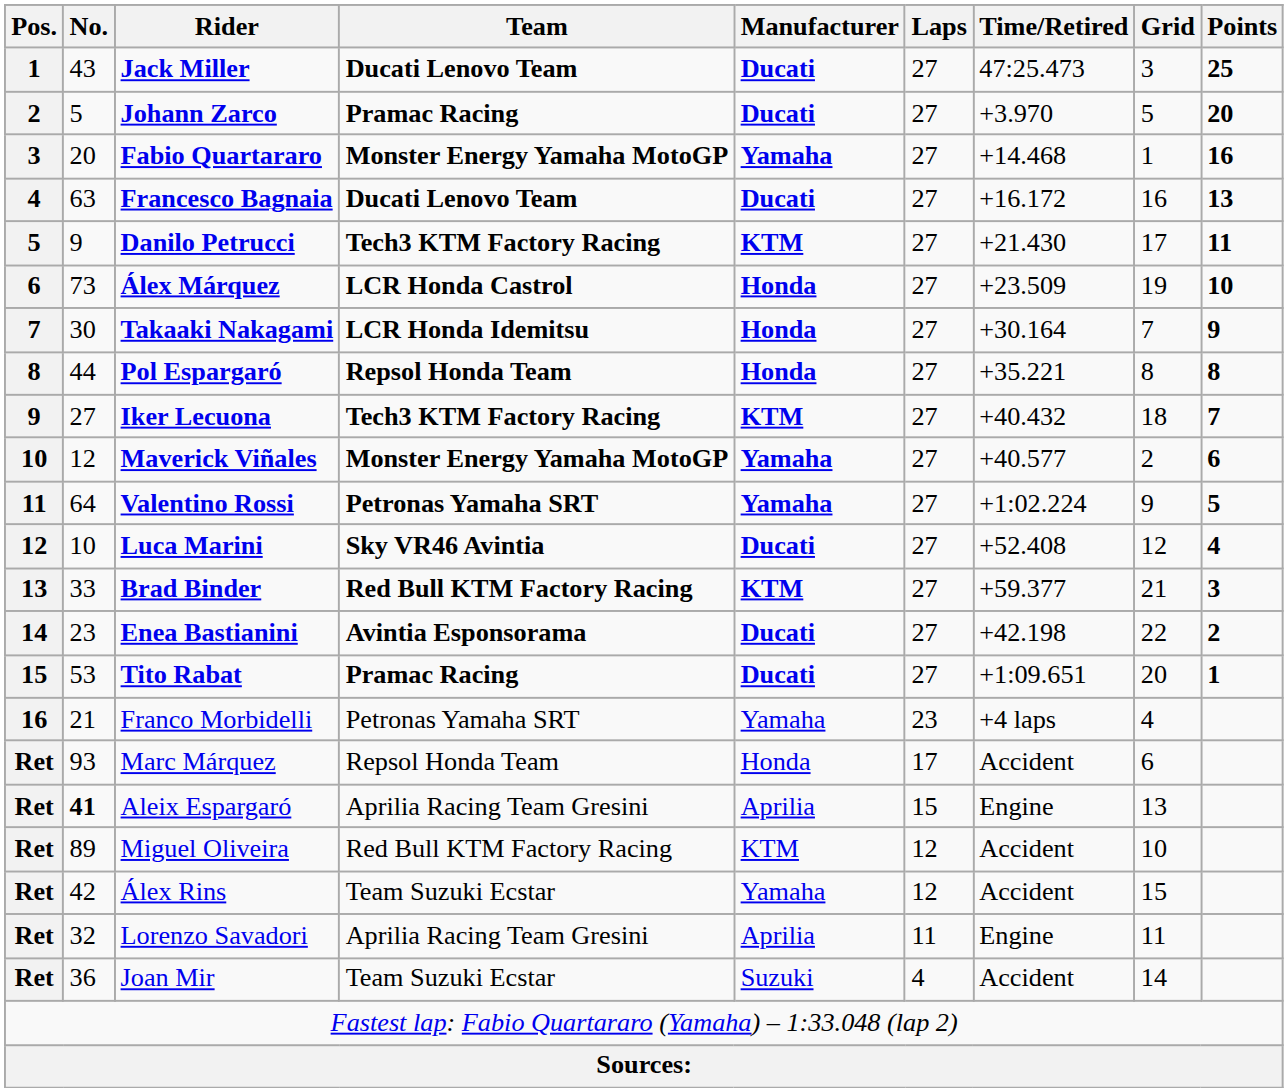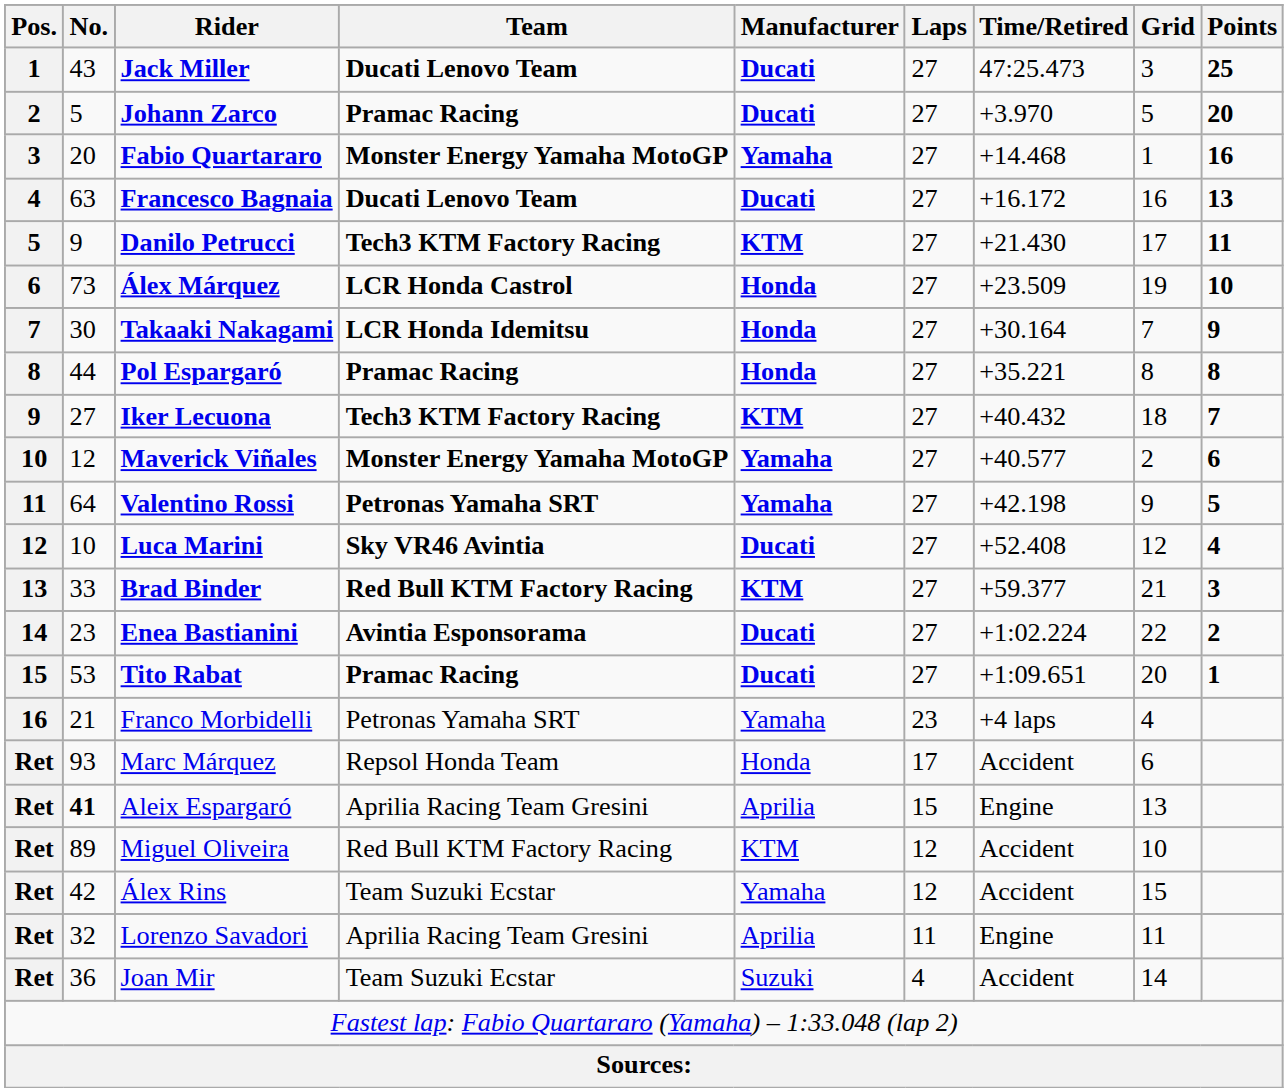(459, 372) Repsol Honda Team -> (432, 372) Pramac Racing
(1033, 502) +1:02.224 -> (1023, 502) +42.198
(1023, 632) +42.198 -> (1033, 632) +1:02.224
